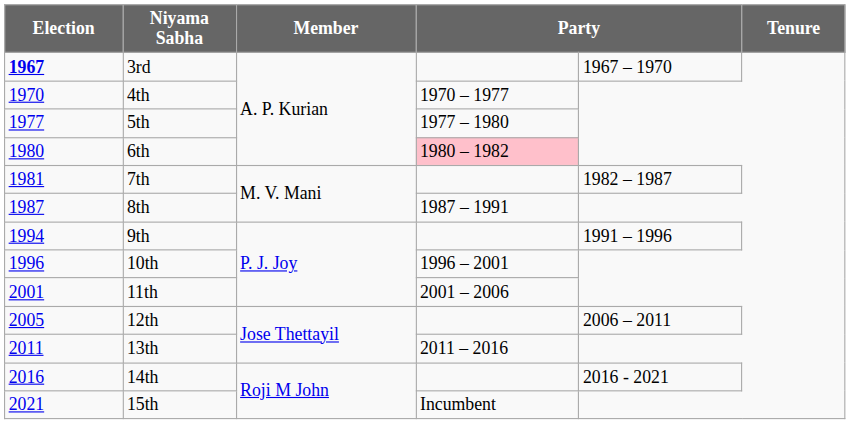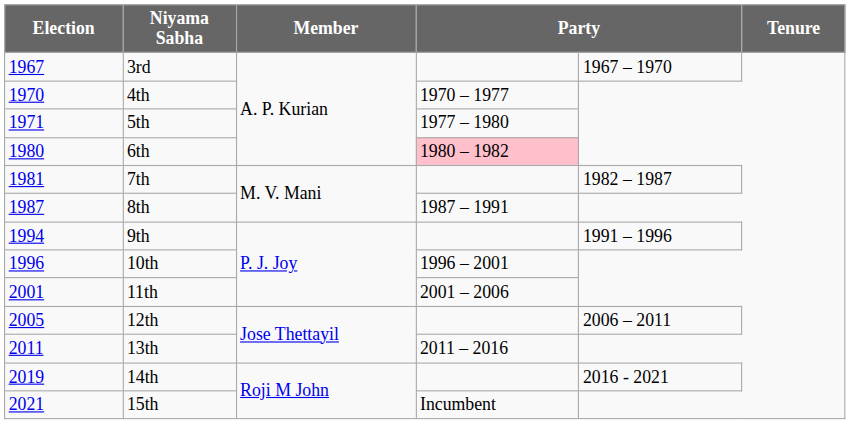(26, 66) bold -> (26, 66) normal
(26, 123) 1977 -> (26, 123) 1971
(26, 376) 2016 -> (26, 376) 2019
